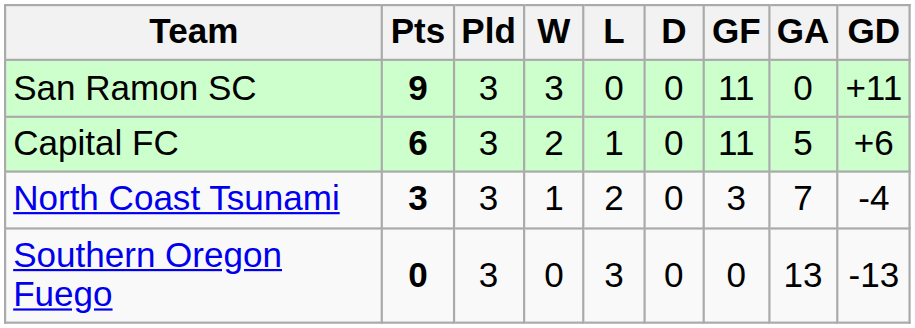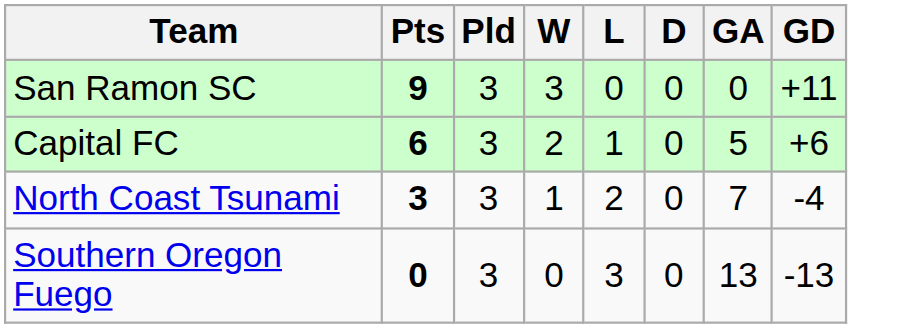- column: (736, 32)
